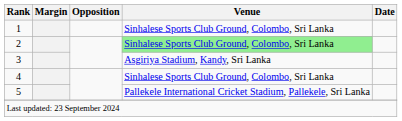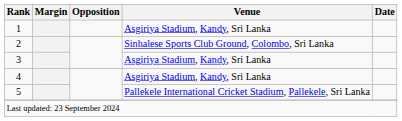(229, 28) Sinhalese Sports Club Ground, Colombo, Sri Lanka -> (198, 28) Asgiriya Stadium, Kandy, Sri Lanka
(229, 44) lightgreen background -> (229, 44) no background
(229, 76) Sinhalese Sports Club Ground, Colombo, Sri Lanka -> (198, 76) Asgiriya Stadium, Kandy, Sri Lanka
